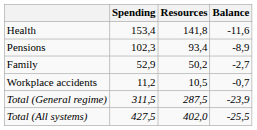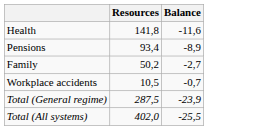- column: (134, 13)
